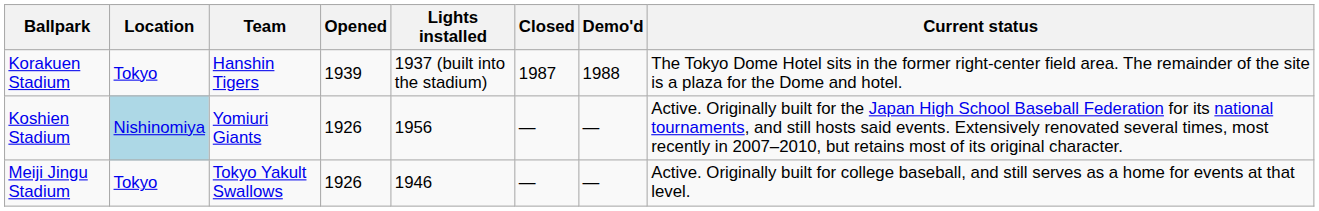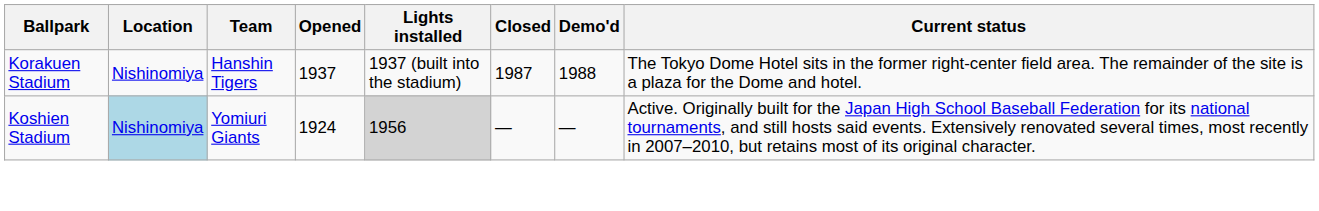(135, 72) Tokyo -> (158, 72) Nishinomiya
(343, 72) 1939 -> (317, 72) 1937
(343, 127) 1926 -> (317, 127) 1924
(414, 127) no background -> (388, 127) lightgrey background
- row: (48, 182)
